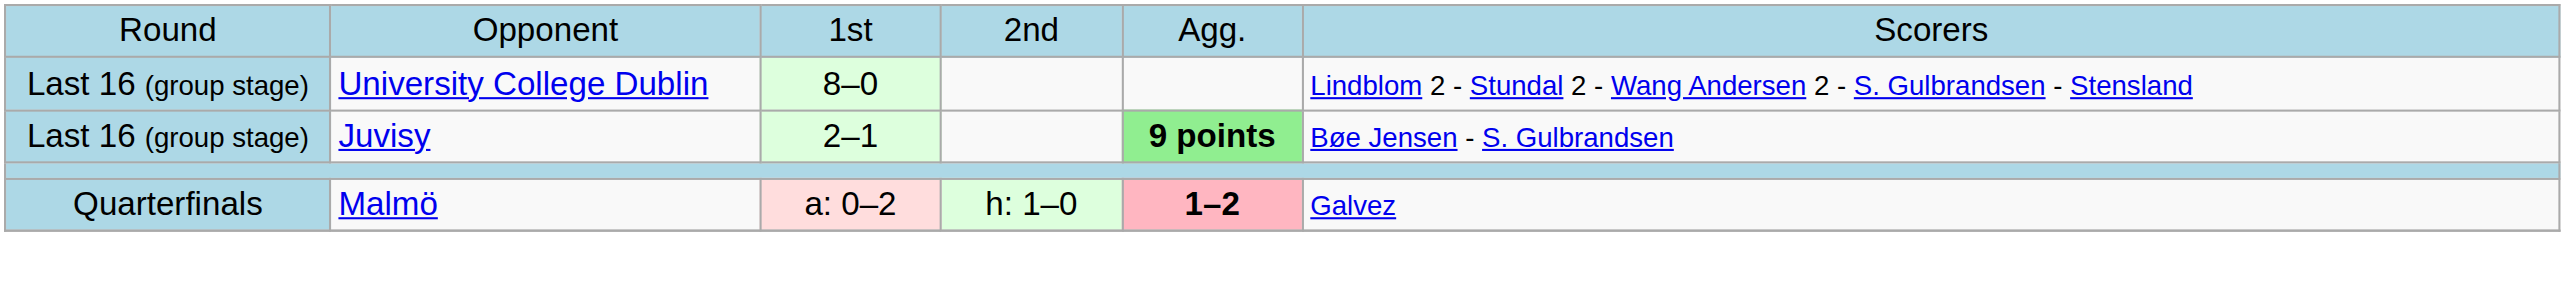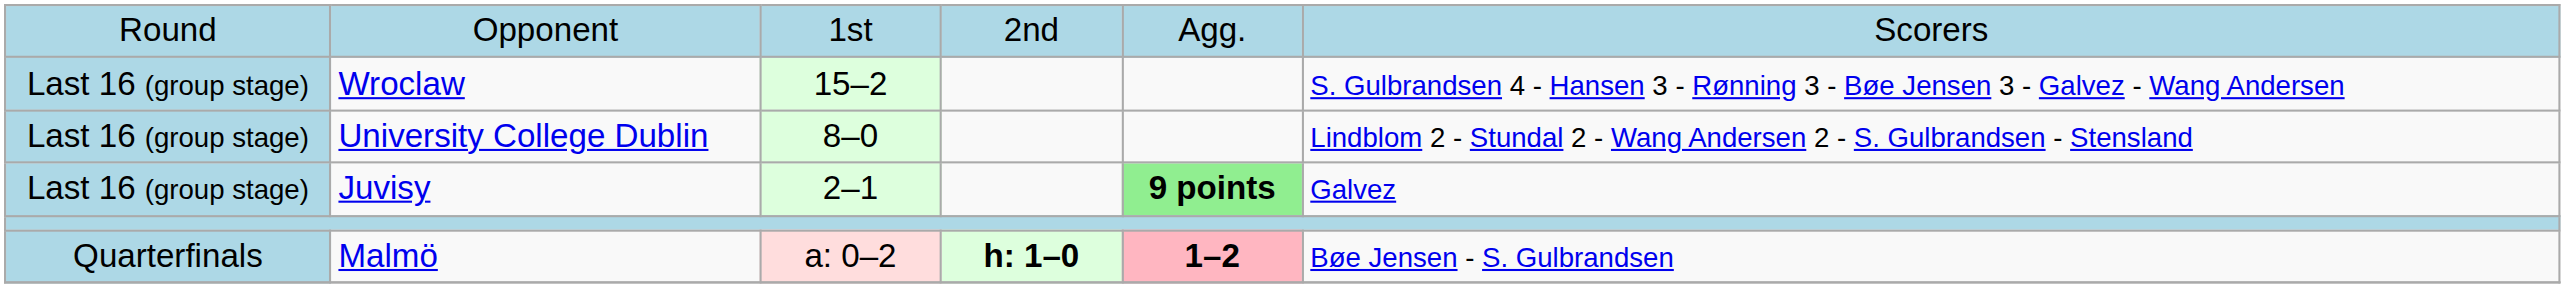+ row: (402, 83)
(1492, 137) Bøe Jensen - S. Gulbrandsen -> (1353, 190) Galvez
(1031, 203) normal -> (1031, 256) bold
(1353, 205) Galvez -> (1492, 258) Bøe Jensen - S. Gulbrandsen
